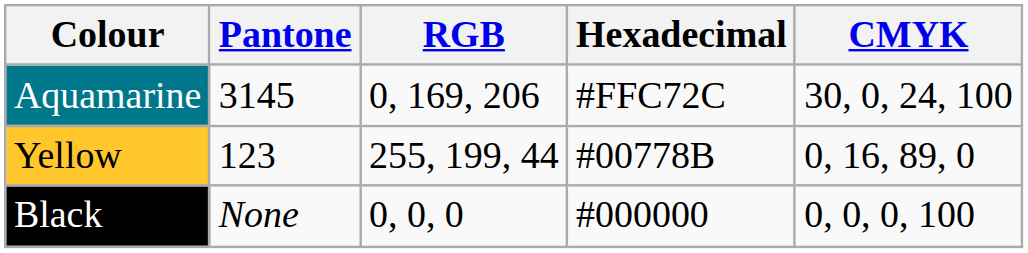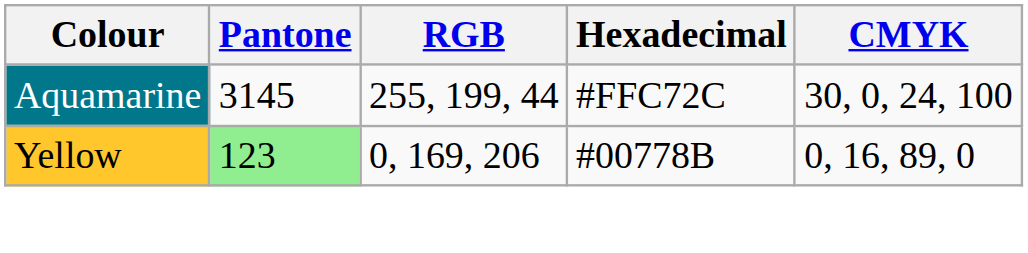(454, 94) 0, 169, 206 -> (464, 94) 255, 199, 44
(247, 154) no background -> (247, 154) lightgreen background
(464, 154) 255, 199, 44 -> (454, 154) 0, 169, 206
- row: (58, 214)
